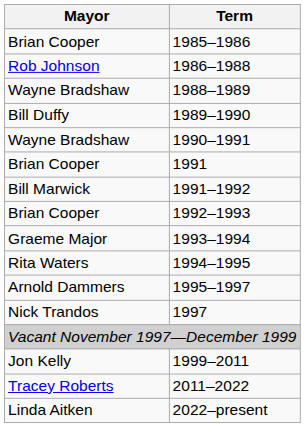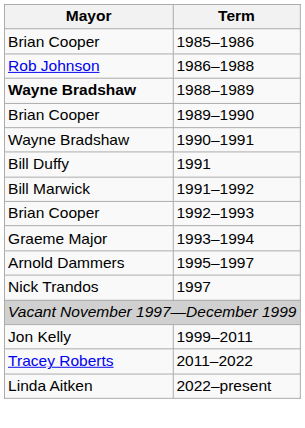(69, 90) normal -> (72, 90) bold
(39, 115) Bill Duffy -> (54, 115) Brian Cooper
(54, 164) Brian Cooper -> (39, 164) Bill Duffy
- row: (211, 262)
